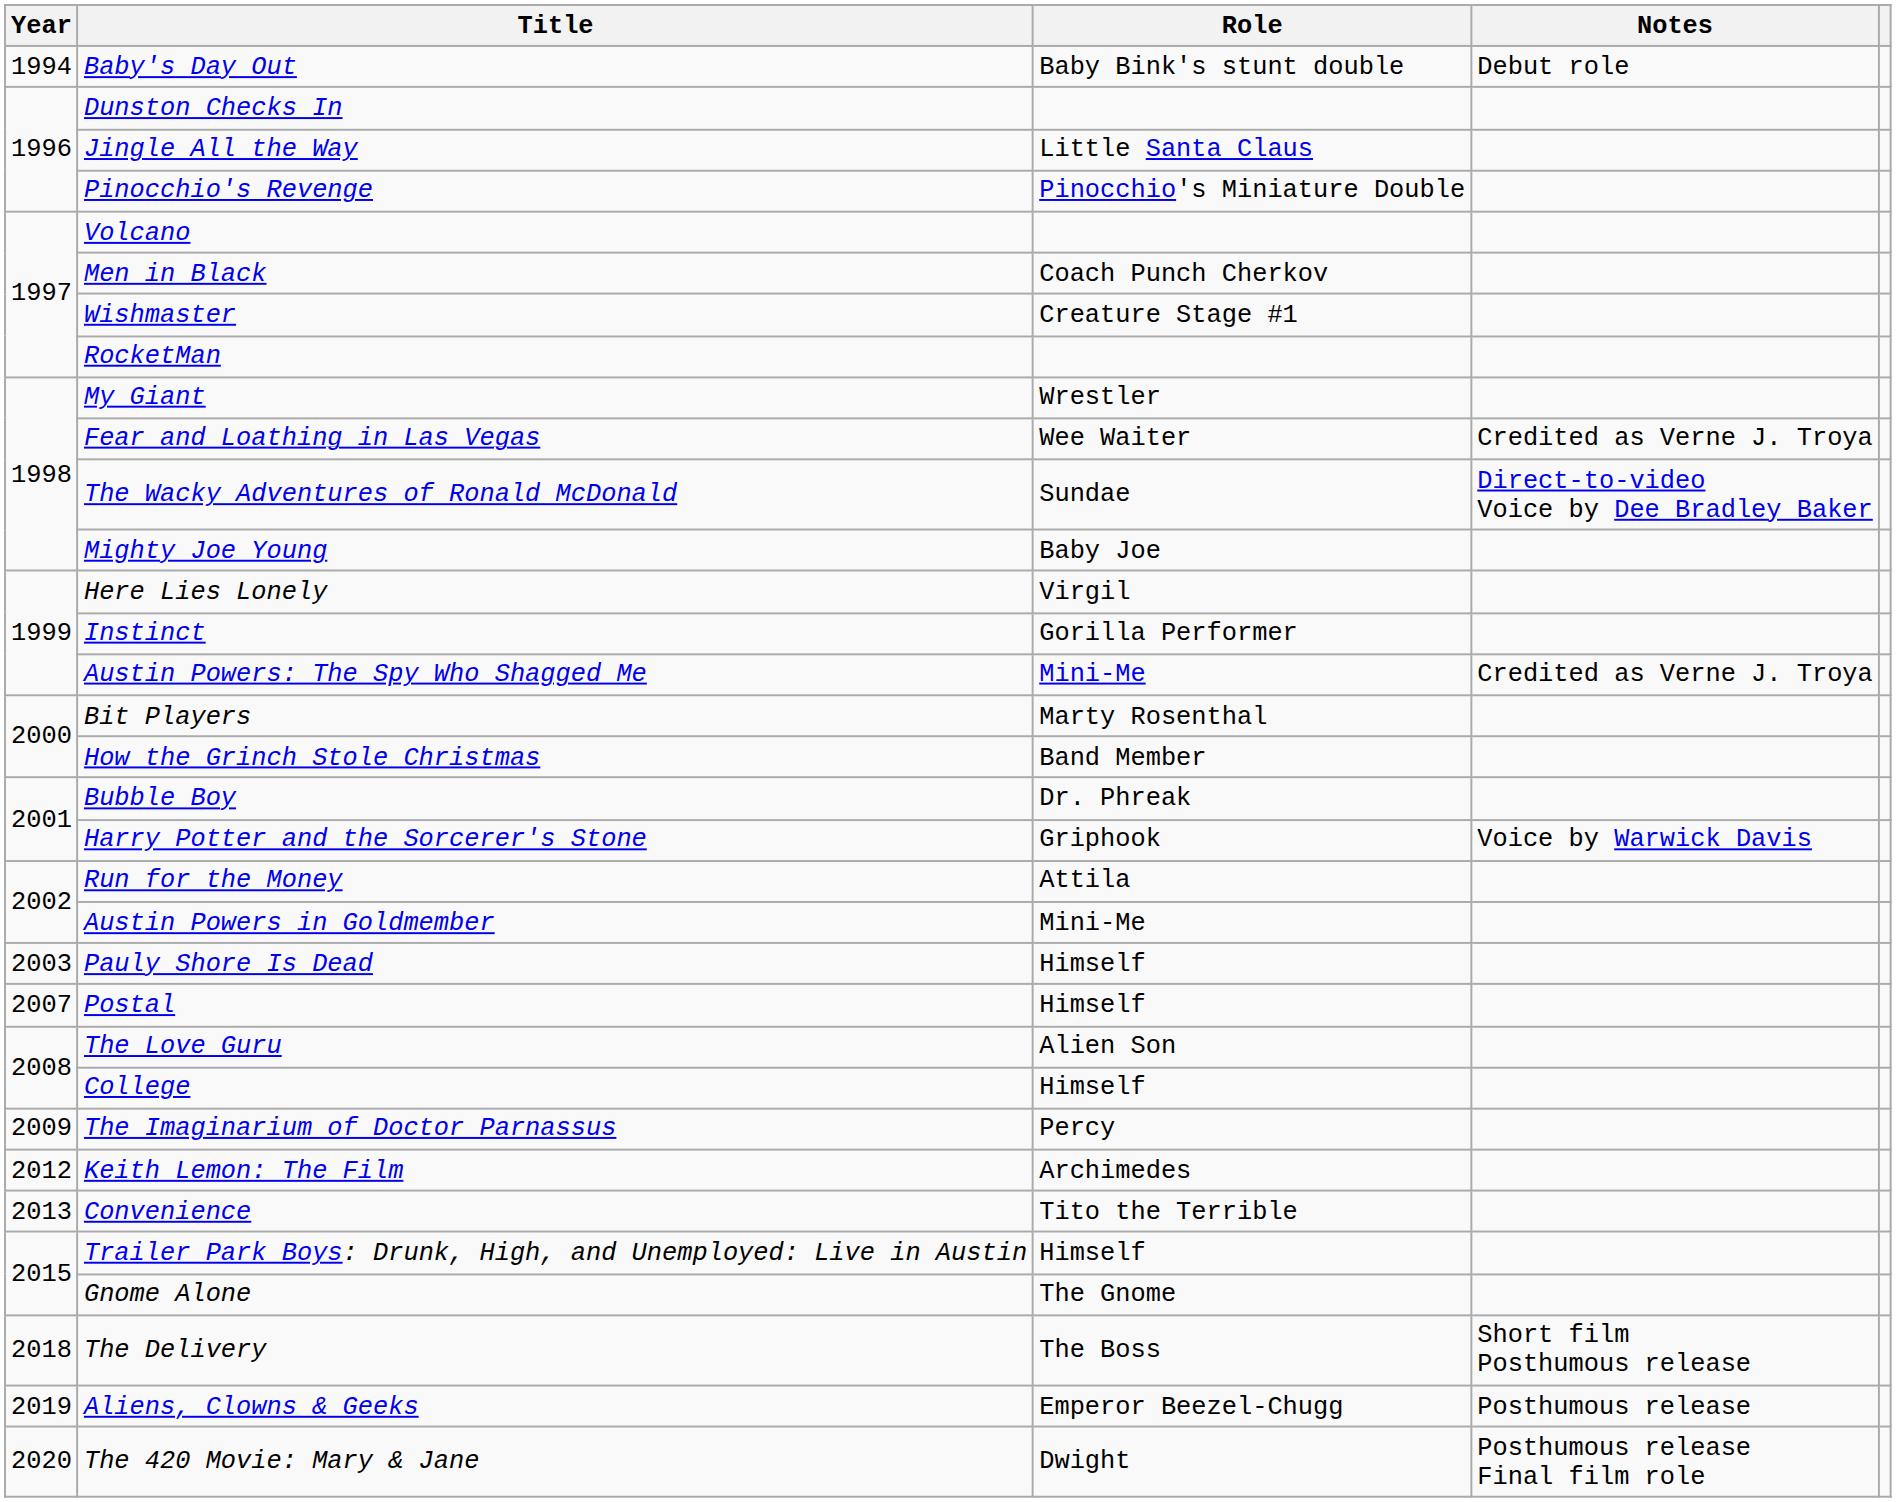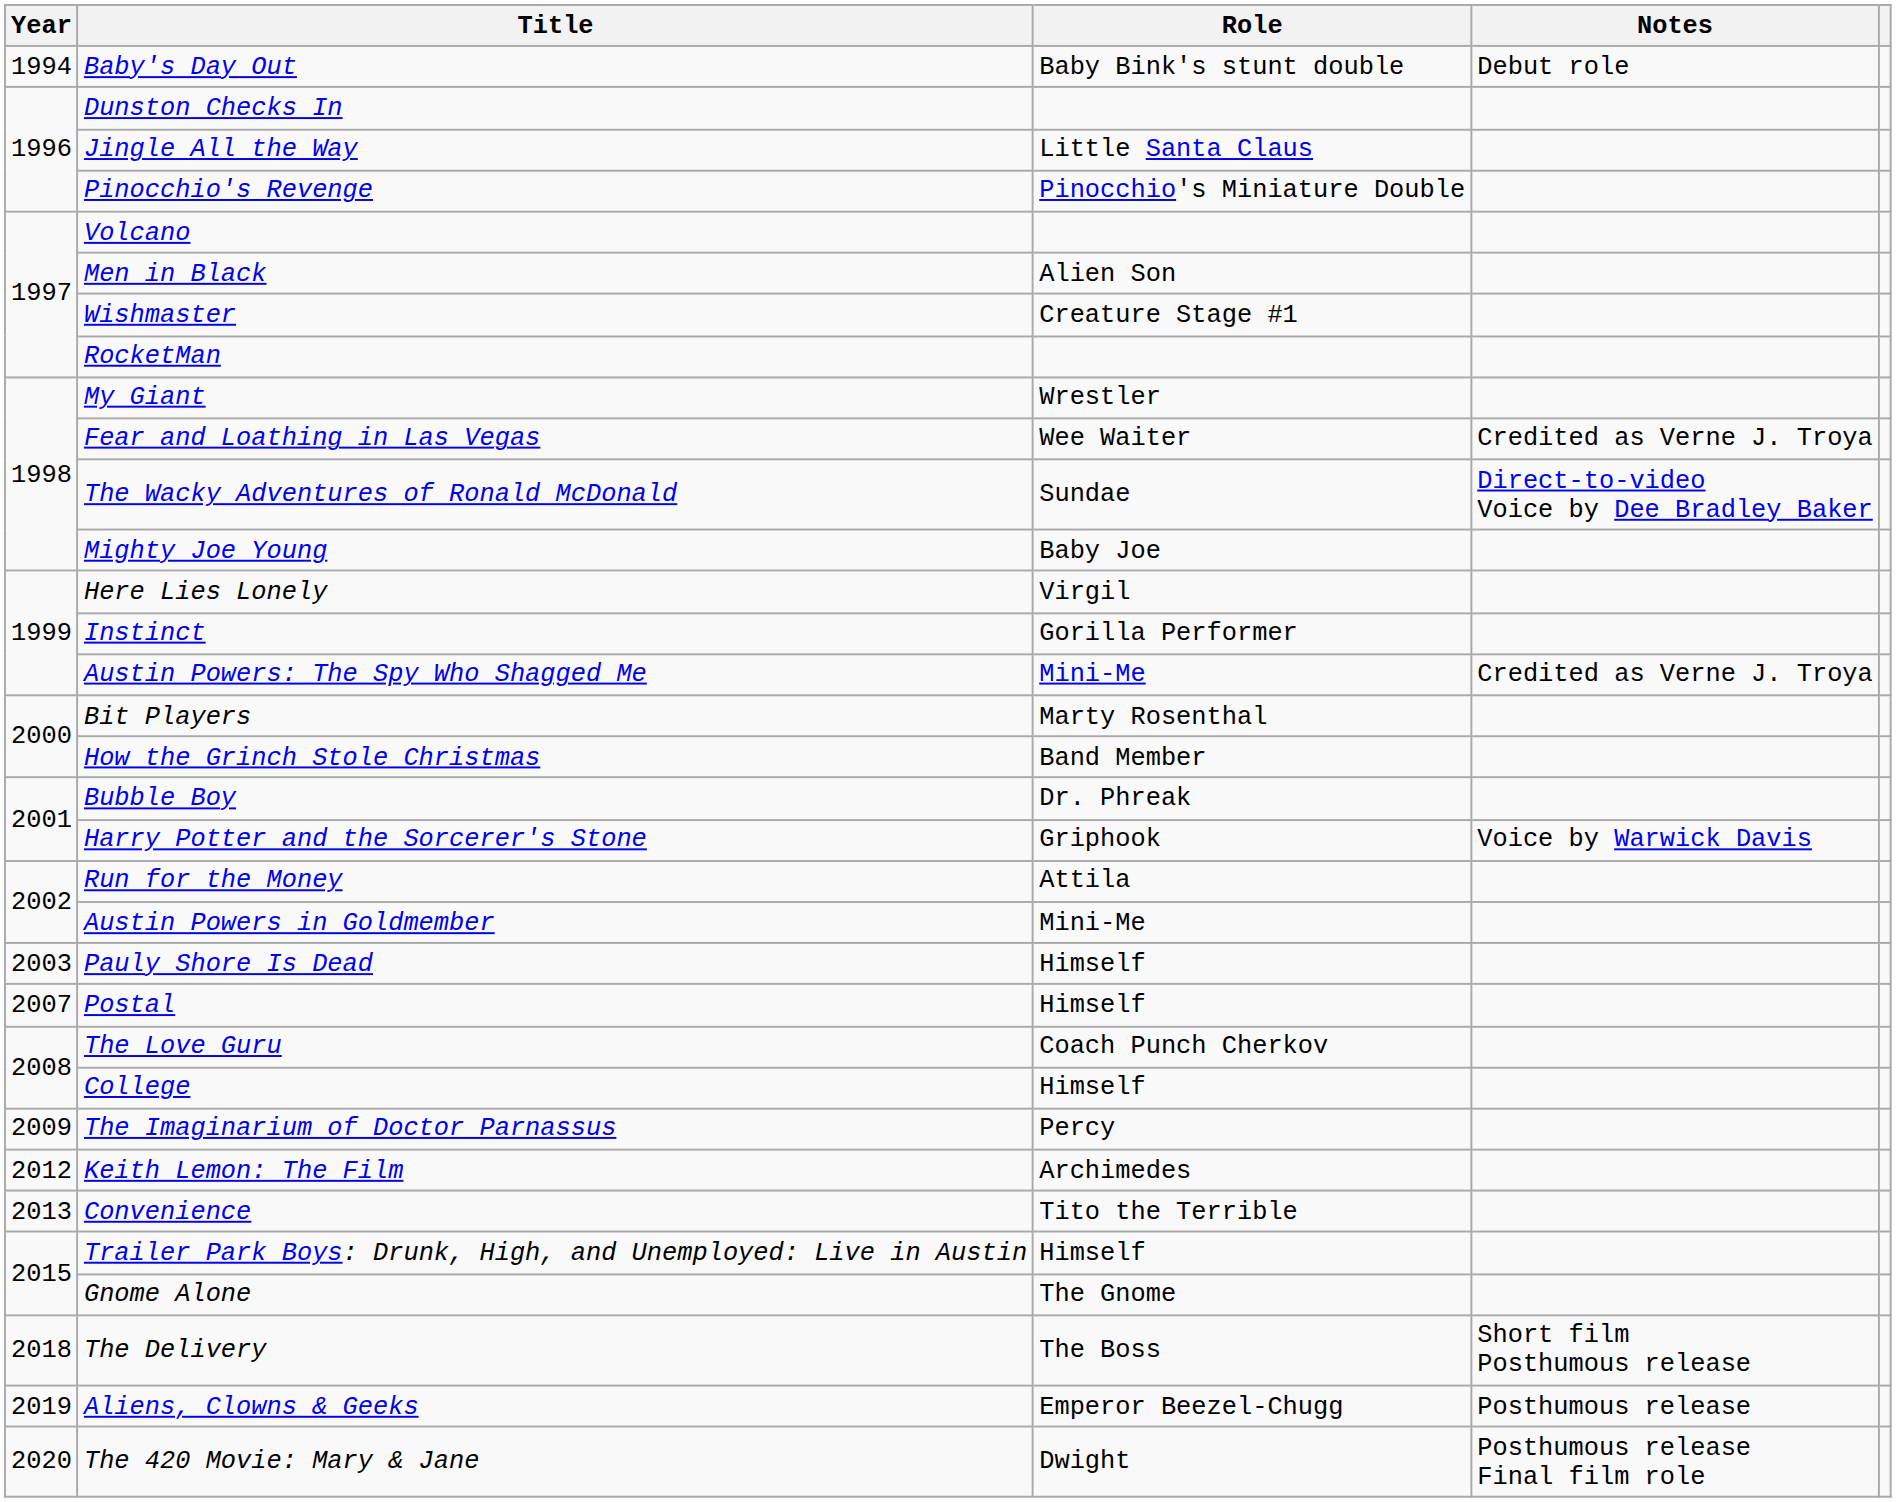(1184, 274) Coach Punch Cherkov -> (1108, 274) Alien Son
(1108, 1046) Alien Son -> (1184, 1046) Coach Punch Cherkov
